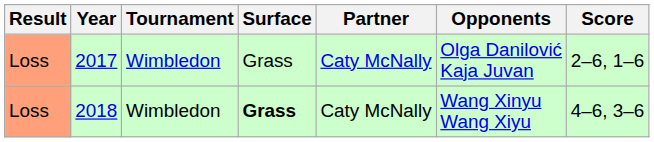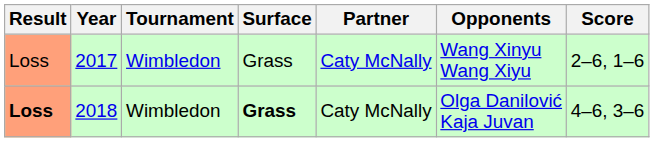(501, 60) Olga Danilović Kaja Juvan -> (491, 60) Wang Xinyu Wang Xiyu
(29, 111) normal -> (31, 111) bold
(491, 111) Wang Xinyu Wang Xiyu -> (501, 111) Olga Danilović Kaja Juvan
